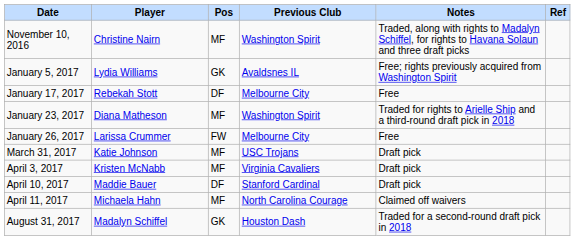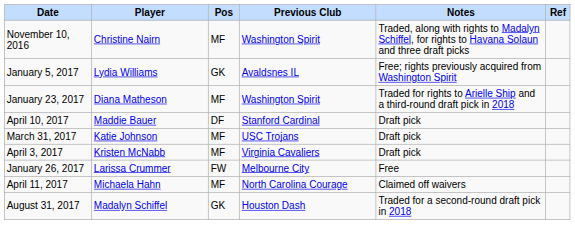- row: (45, 94)
rows swapped: (45, 137) <-> (38, 184)
